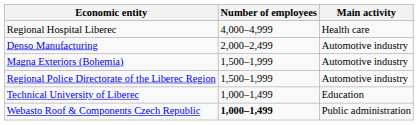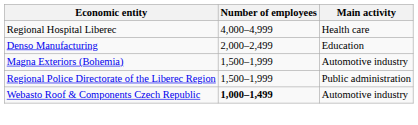(365, 45) Automotive industry -> (343, 45) Education
(365, 78) Automotive industry -> (366, 78) Public administration
- row: (73, 95)
(366, 111) Public administration -> (365, 95) Automotive industry
